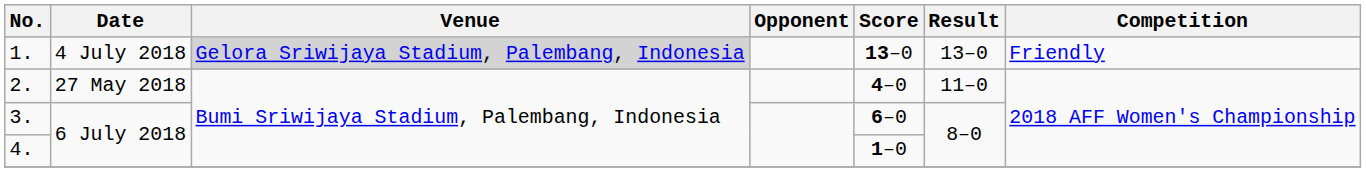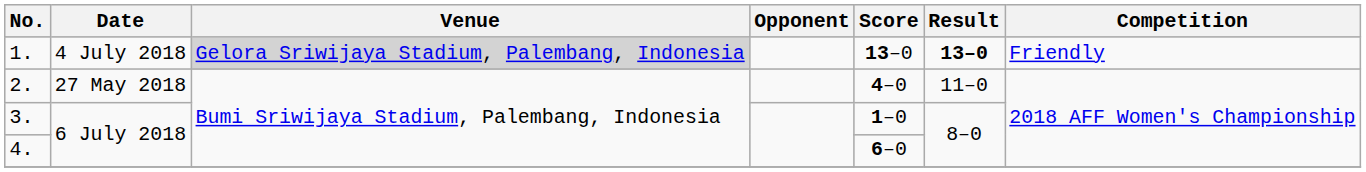(964, 53) normal -> (964, 53) bold
(889, 118) 6–0 -> (889, 118) 1–0
(889, 151) 1–0 -> (889, 151) 6–0
